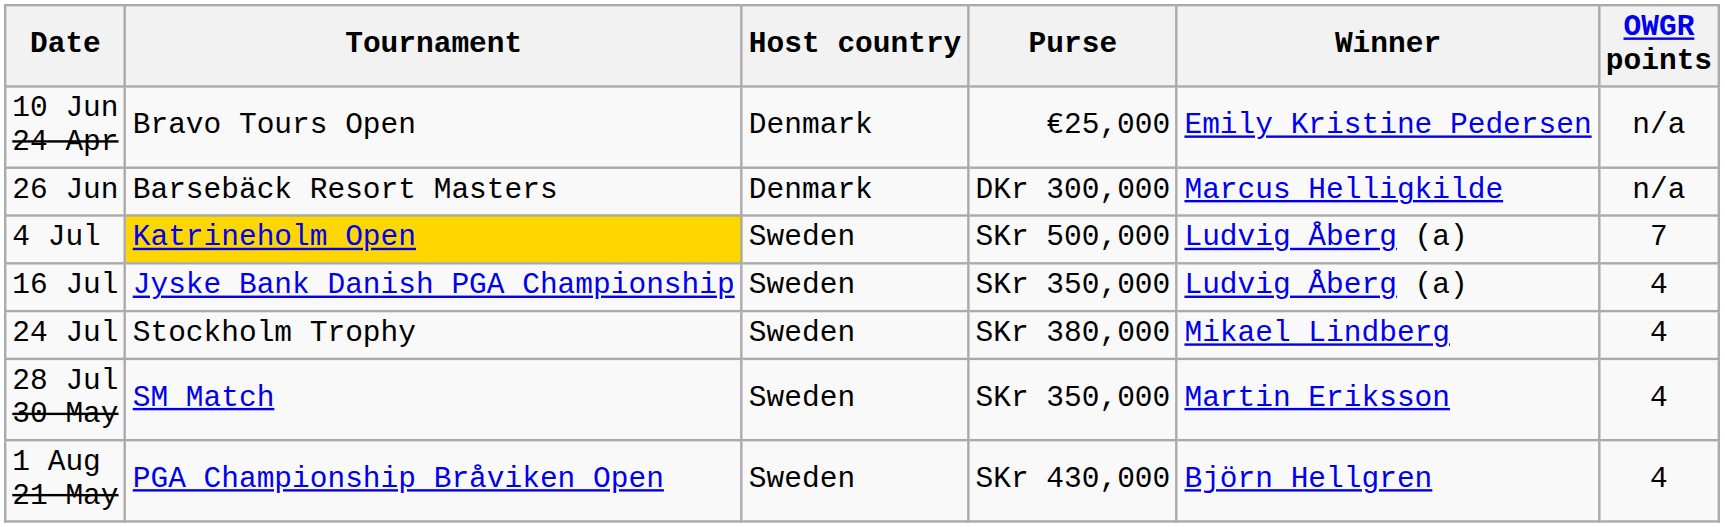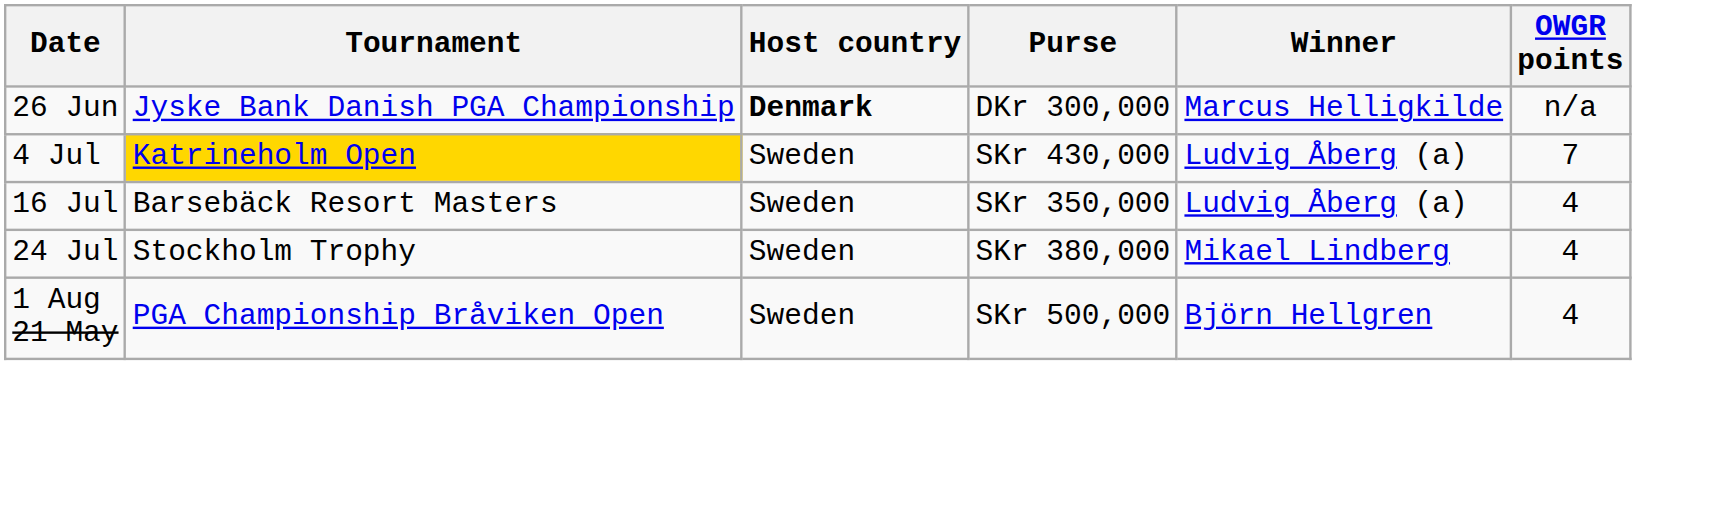- row: (65, 127)
(345, 192) Barsebäck Resort Masters -> (434, 110) Jyske Bank Danish PGA Championship
(811, 192) normal -> (811, 110) bold
(1073, 239) SKr 500,000 -> (1073, 158) SKr 430,000
(434, 287) Jyske Bank Danish PGA Championship -> (345, 206) Barsebäck Resort Masters
- row: (65, 399)
(1073, 480) SKr 430,000 -> (1073, 318) SKr 500,000
